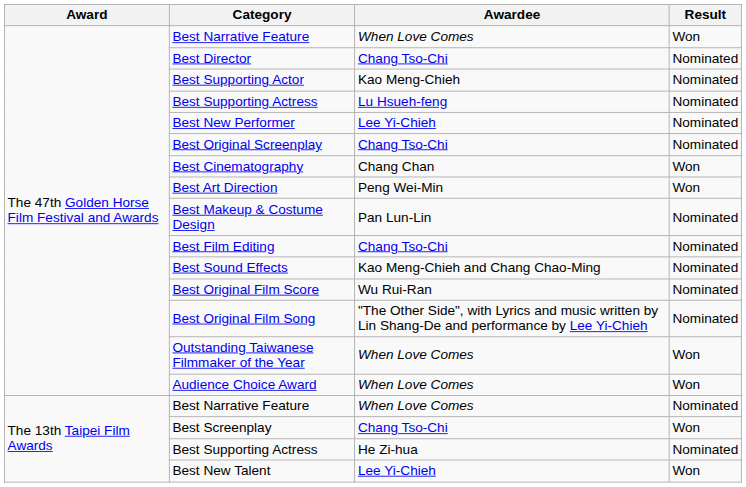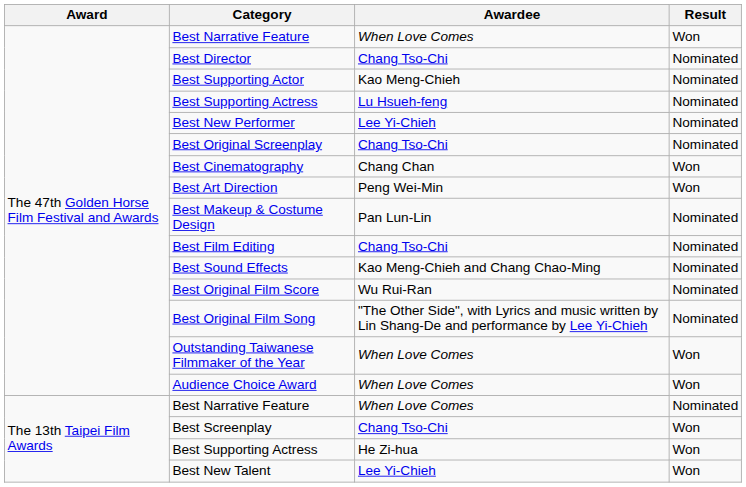(705, 449) Nominated -> (686, 449) Won
